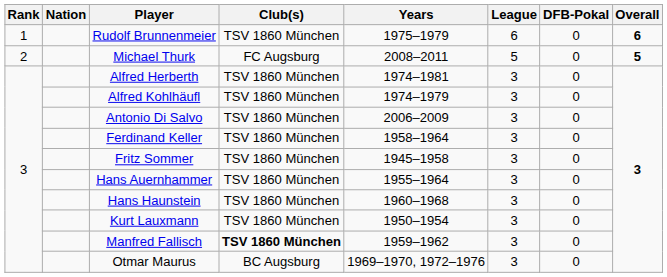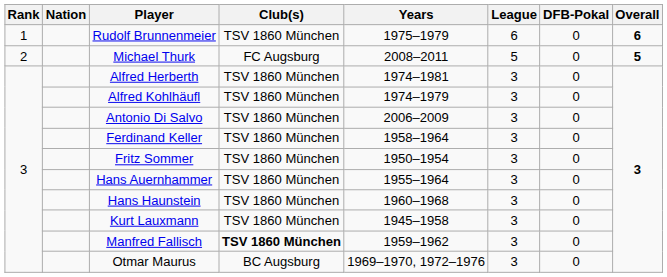(416, 158) 1945–1958 -> (416, 158) 1950–1954
(416, 220) 1950–1954 -> (416, 220) 1945–1958
